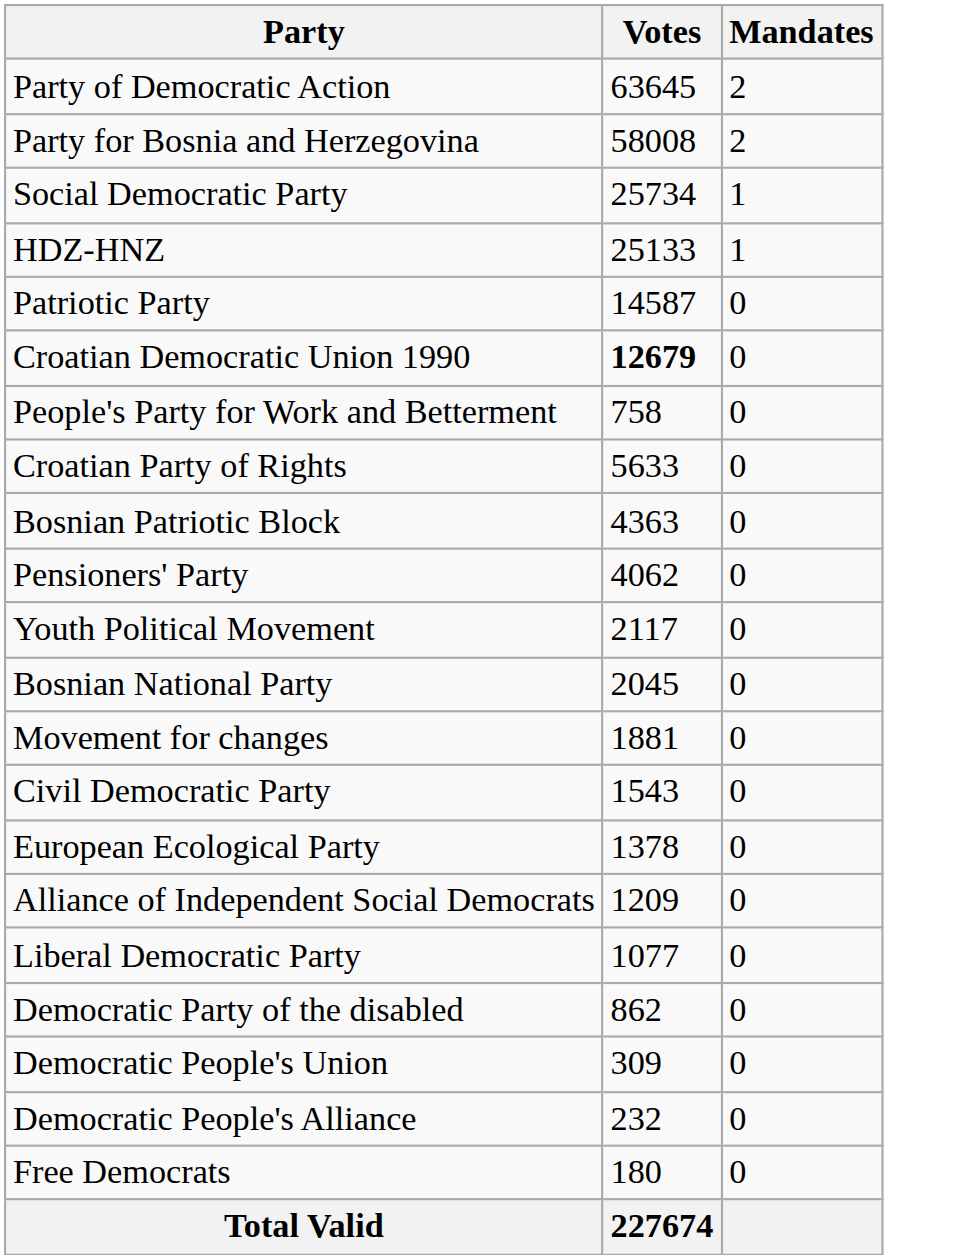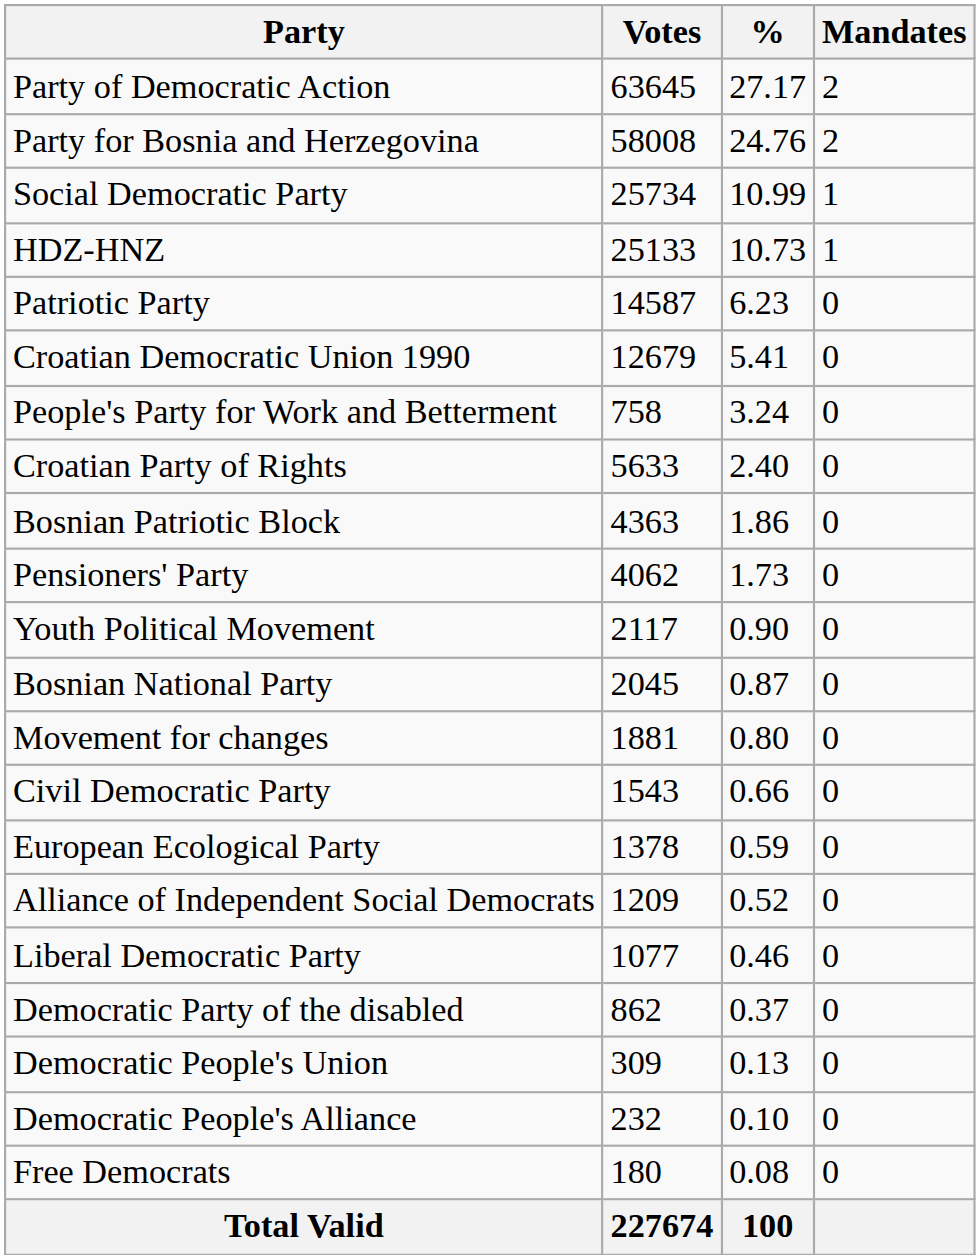+ column: (768, 31)
(653, 357) bold -> (653, 357) normal
